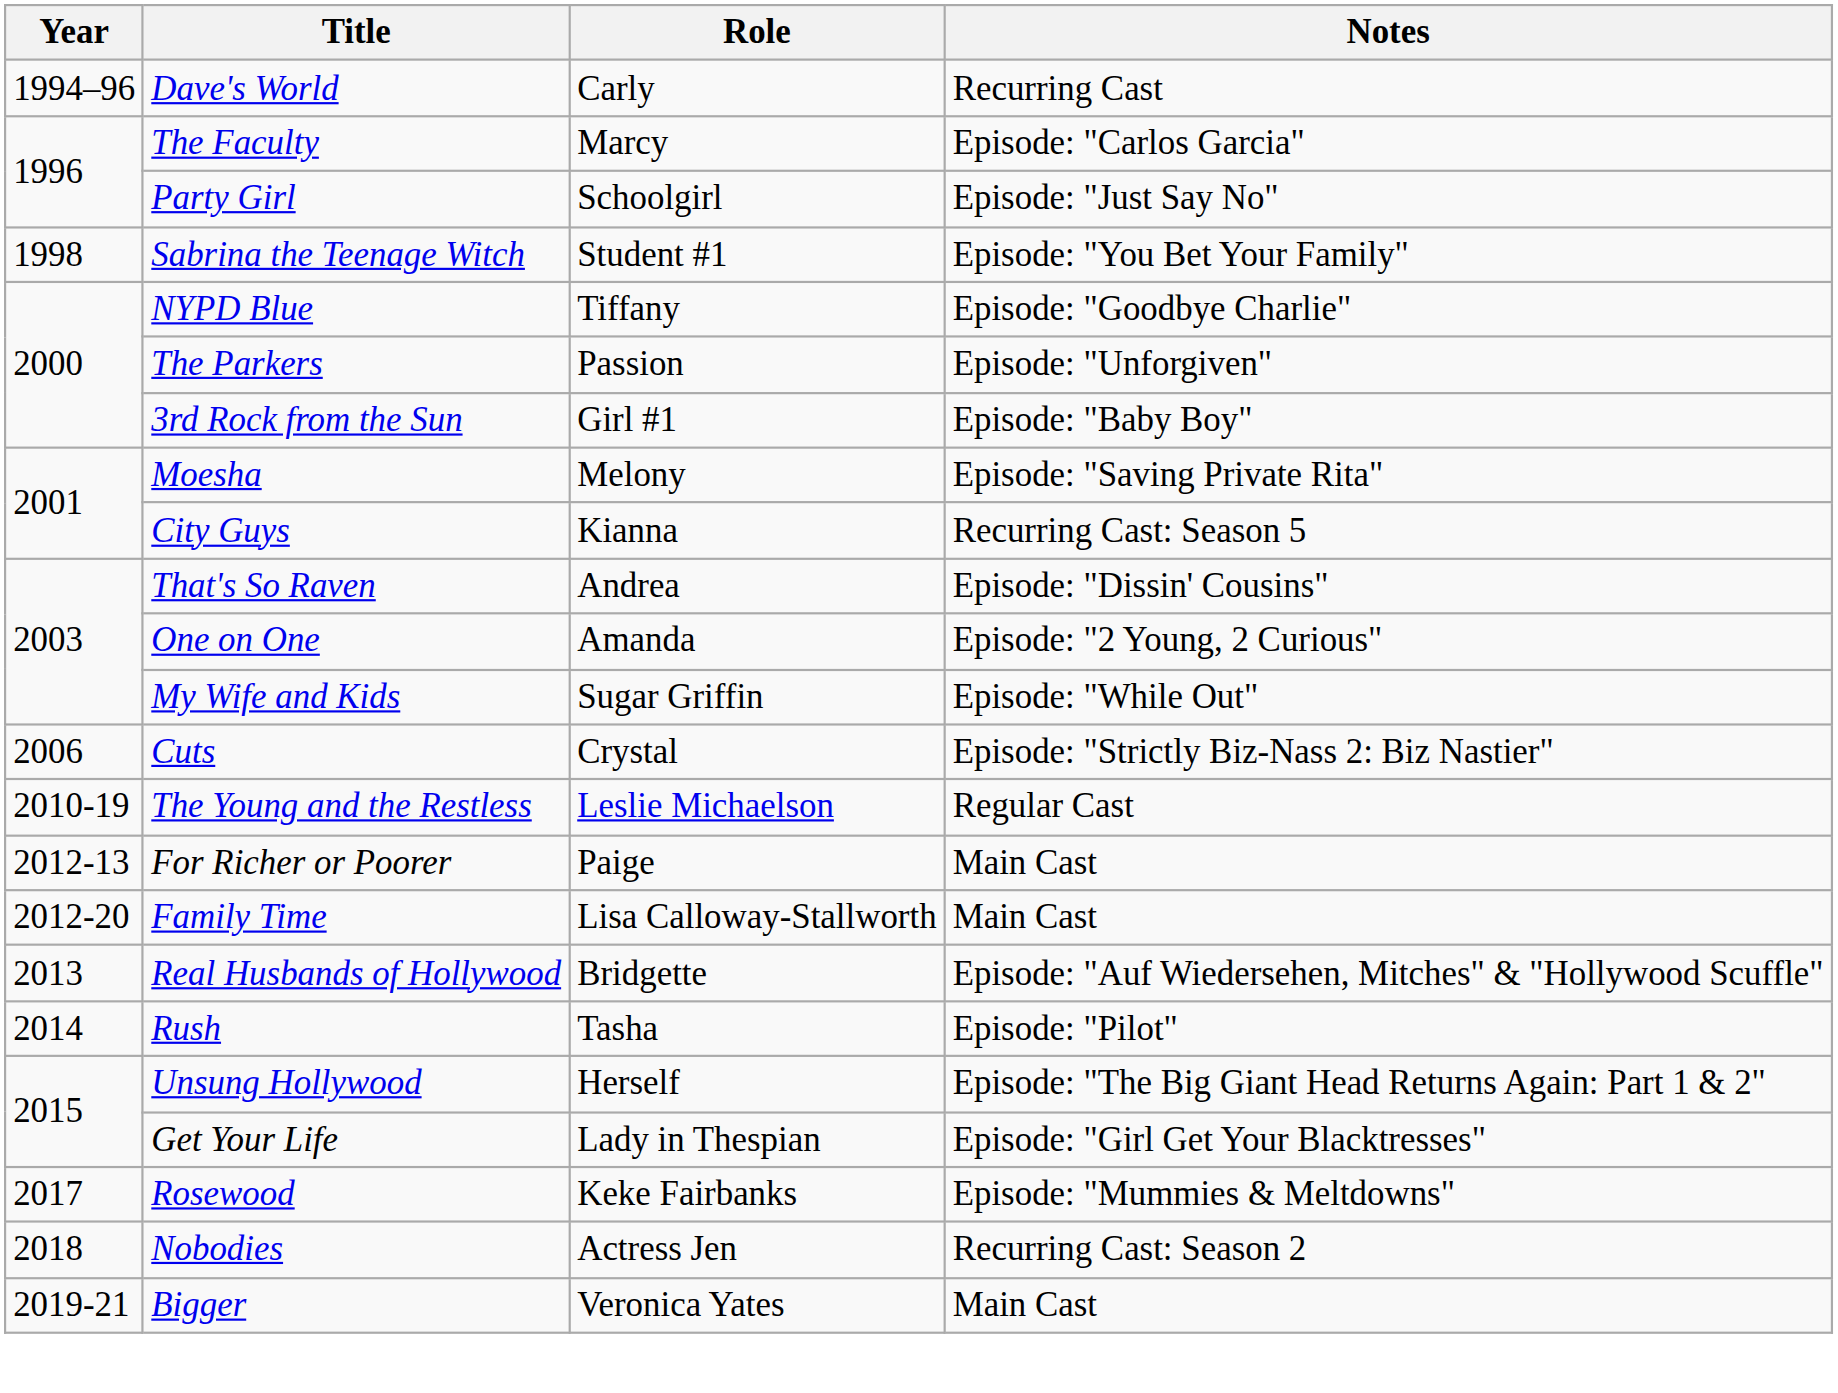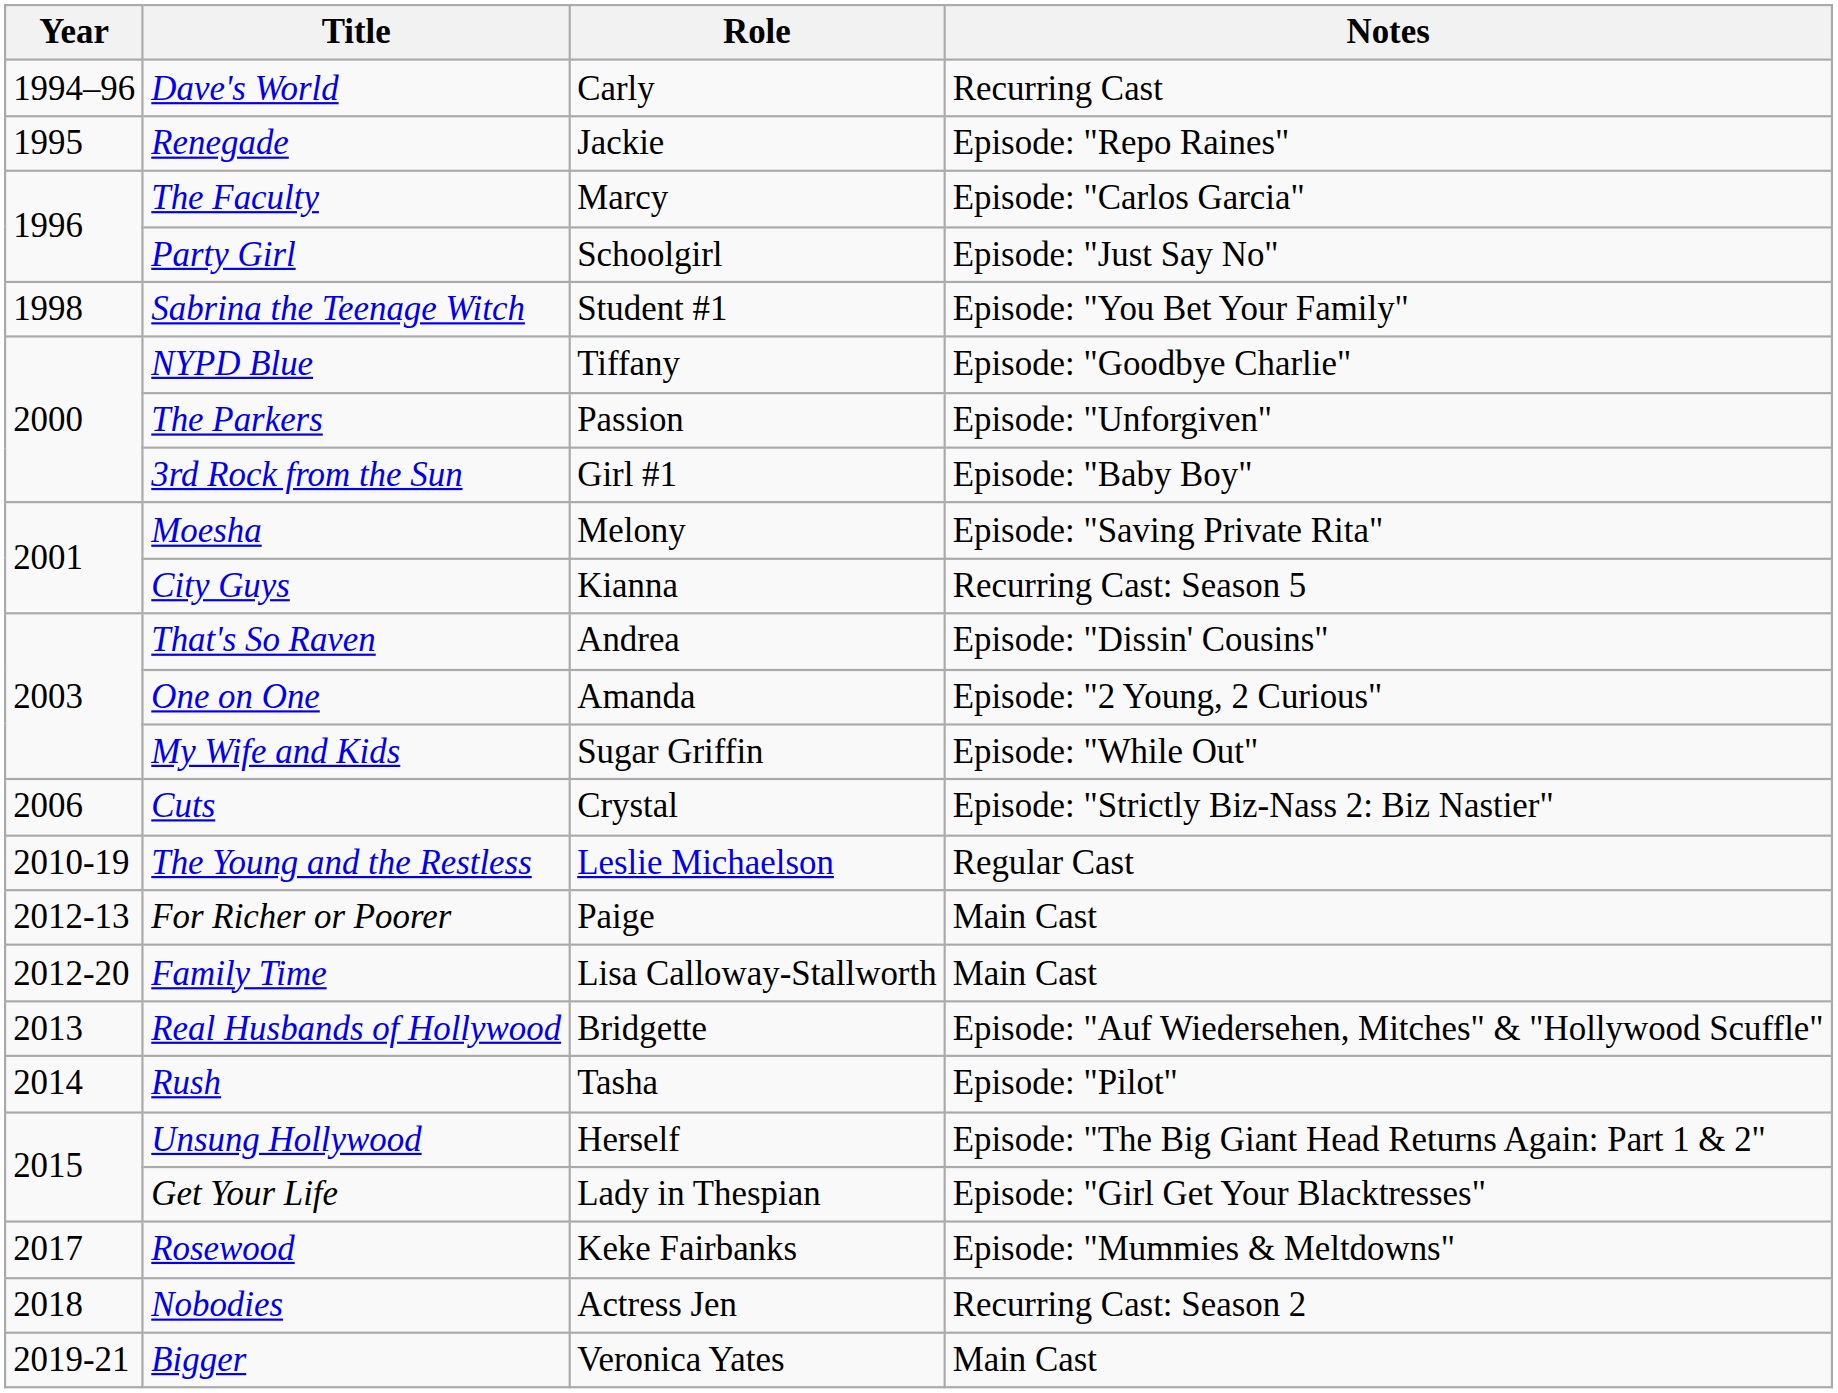+ row: (220, 142)
